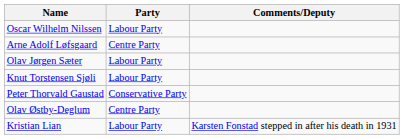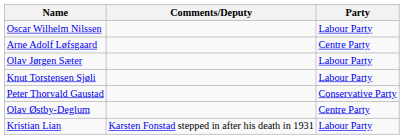columns swapped: (148, 12) <-> (294, 12)
